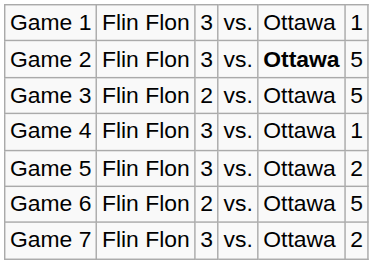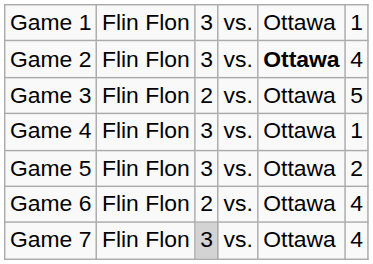(356, 58) 5 -> (356, 58) 4
(356, 204) 5 -> (356, 204) 4
(207, 240) no background -> (207, 240) lightgrey background
(356, 240) 2 -> (356, 240) 4
